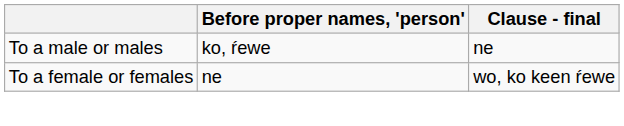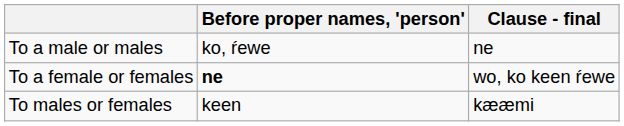(212, 76) normal -> (212, 76) bold
+ row: (90, 105)
